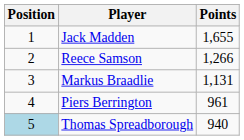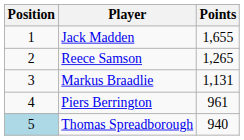(218, 59) 1,266 -> (218, 59) 1,265
